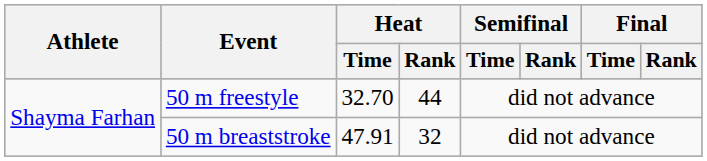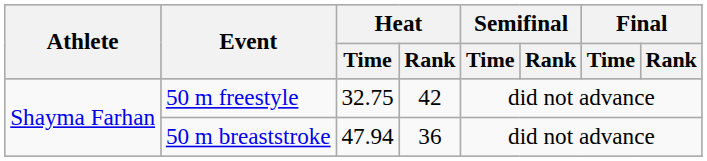(368, 98) 32.70 -> (368, 98) 32.75
(430, 98) 44 -> (430, 98) 42
(368, 136) 47.91 -> (368, 136) 47.94
(430, 136) 32 -> (430, 136) 36
